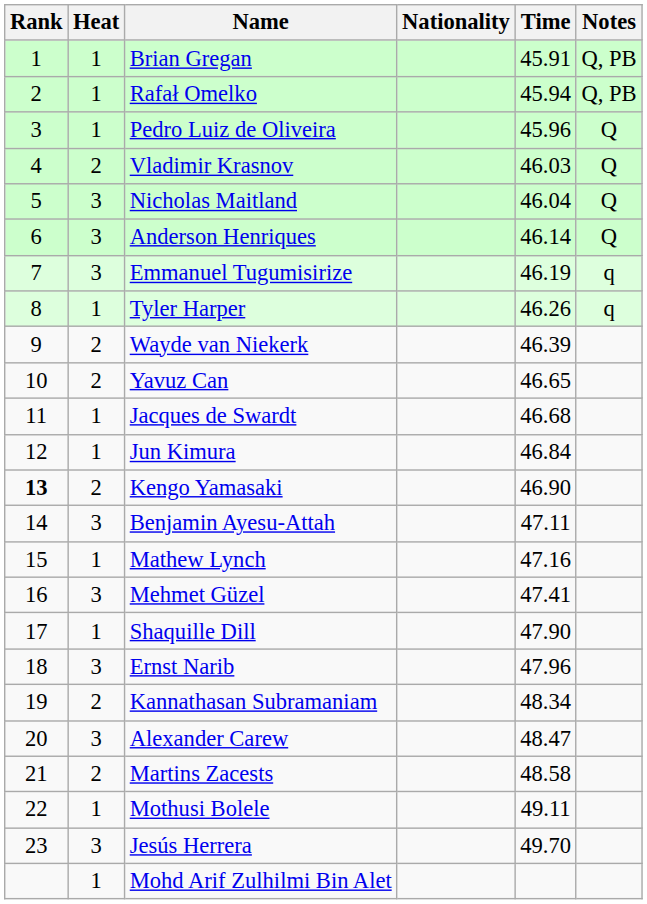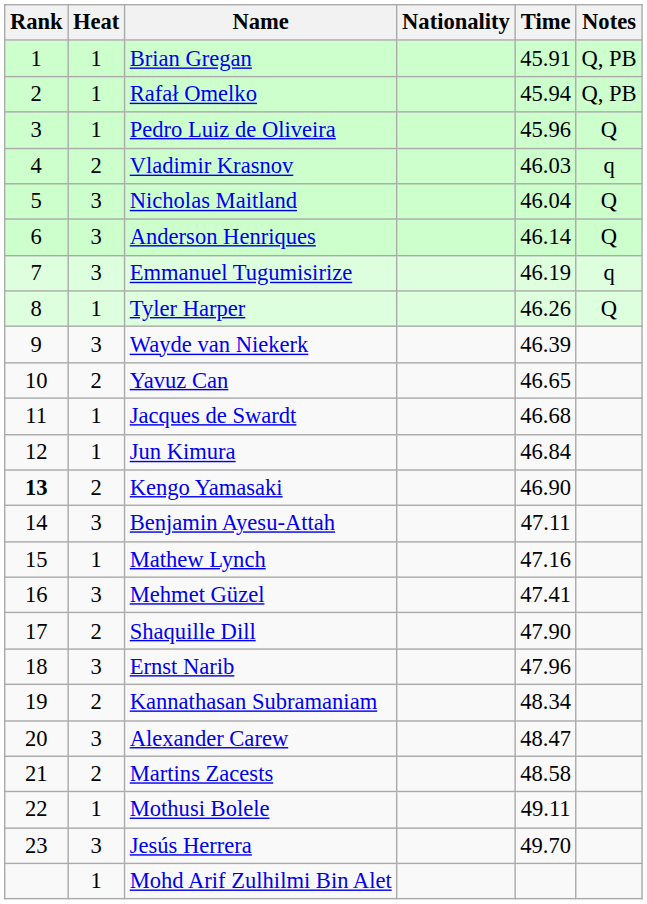(609, 165) Q -> (609, 165) q
(609, 308) q -> (609, 308) Q
(96, 344) 2 -> (96, 344) 3
(96, 630) 1 -> (96, 630) 2
